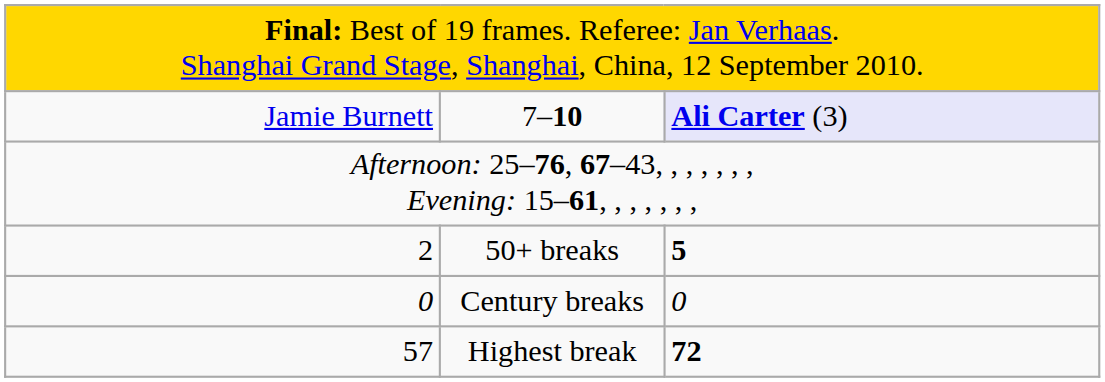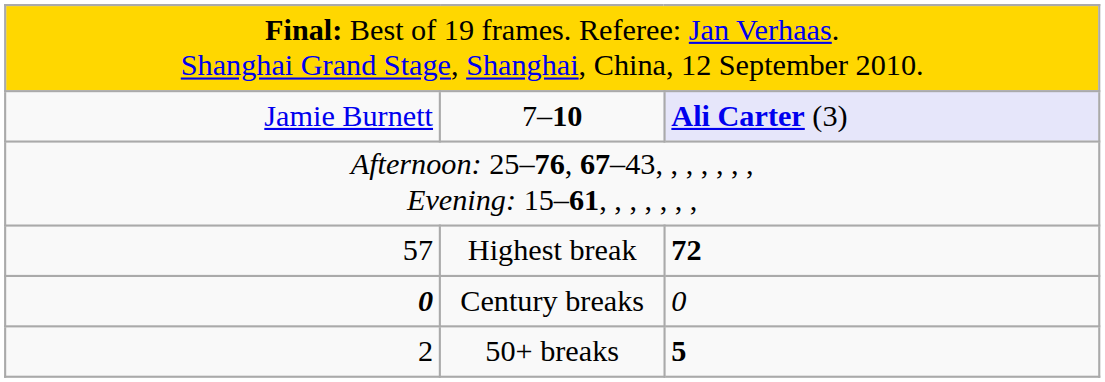rows swapped: (552, 350) <-> (552, 250)
(425, 300) normal -> (425, 300) bold
